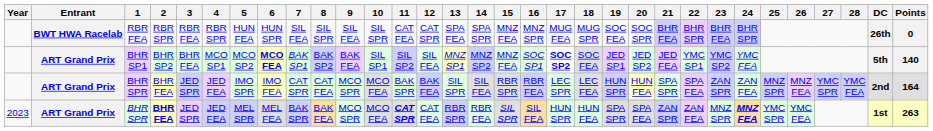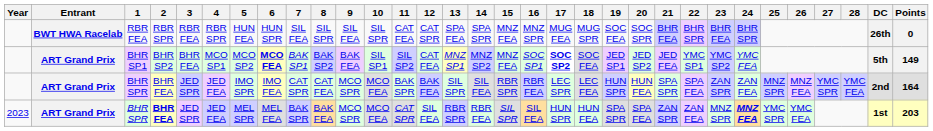(429, 60) SIL FEA -> (429, 60) CAT FEA
(911, 60) 140 -> (911, 60) 149
(404, 113) bold -> (404, 113) normal
(429, 113) CAT FEA -> (429, 113) SIL FEA
(911, 113) 263 -> (911, 113) 203
